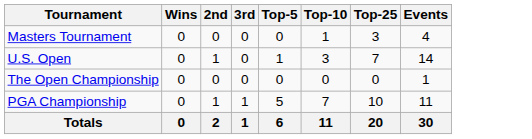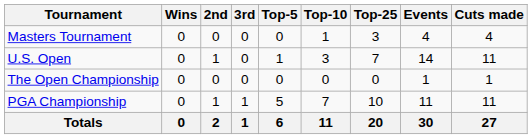+ column: (489, 15)
